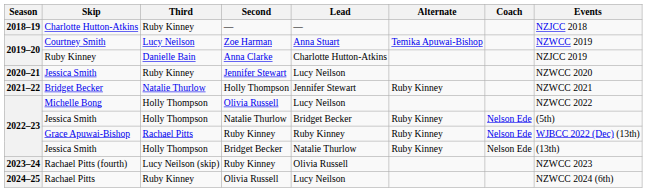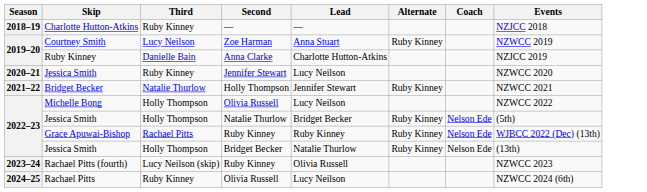(437, 42) Temika Apuwai-Bishop -> (417, 42) Ruby Kinney
